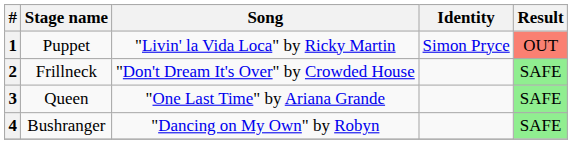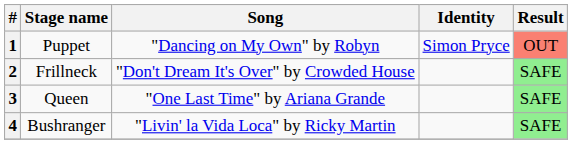(265, 44) "Livin' la Vida Loca" by Ricky Martin -> (265, 44) "Dancing on My Own" by Robyn
(265, 125) "Dancing on My Own" by Robyn -> (265, 125) "Livin' la Vida Loca" by Ricky Martin
